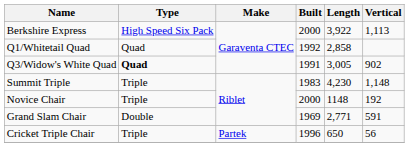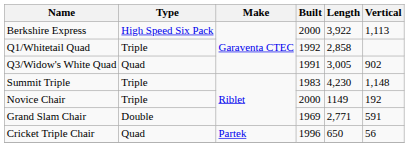(133, 47) Quad -> (134, 47) Triple
(134, 64) bold -> (133, 64) normal
(337, 99) 1148 -> (337, 99) 1149
(134, 133) Triple -> (133, 133) Quad
